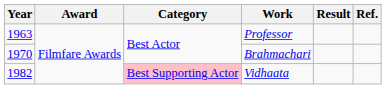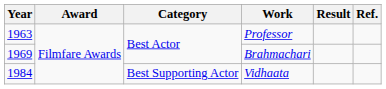(20, 53) 1970 -> (20, 53) 1969
(20, 73) 1982 -> (20, 73) 1984
(183, 73) pink background -> (183, 73) no background
